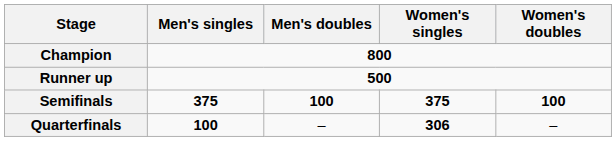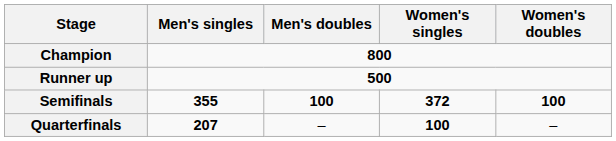(206, 101) 375 -> (206, 101) 355
(437, 101) 375 -> (437, 101) 372
(206, 124) 100 -> (206, 124) 207
(437, 124) 306 -> (437, 124) 100
